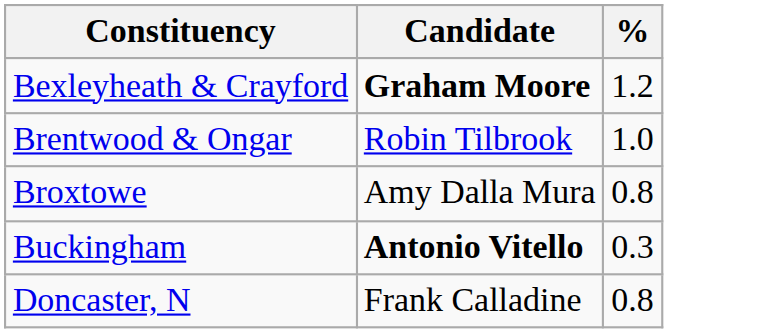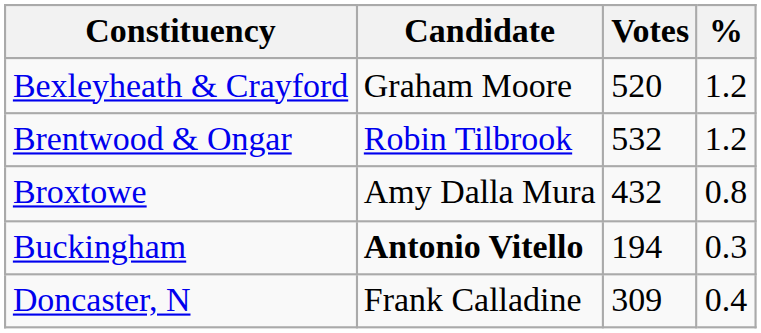+ column: (650, 31)
(477, 85) bold -> (468, 85) normal
(632, 138) 1.0 -> (726, 138) 1.2
(632, 300) 0.8 -> (726, 300) 0.4
